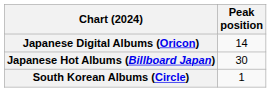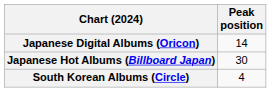(242, 78) 1 -> (242, 78) 4
